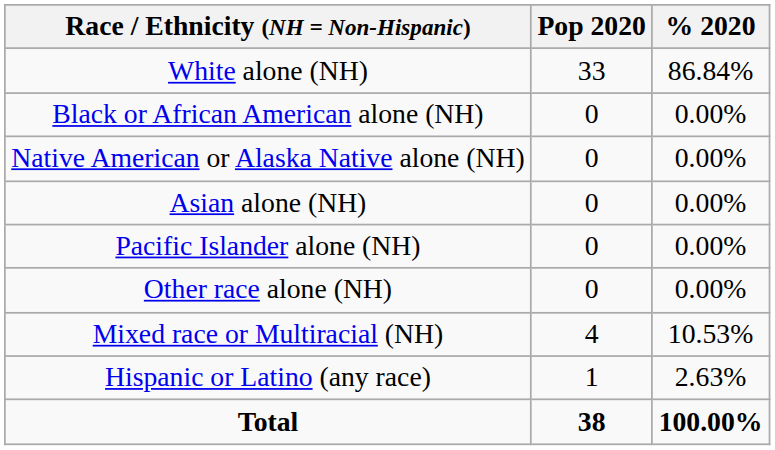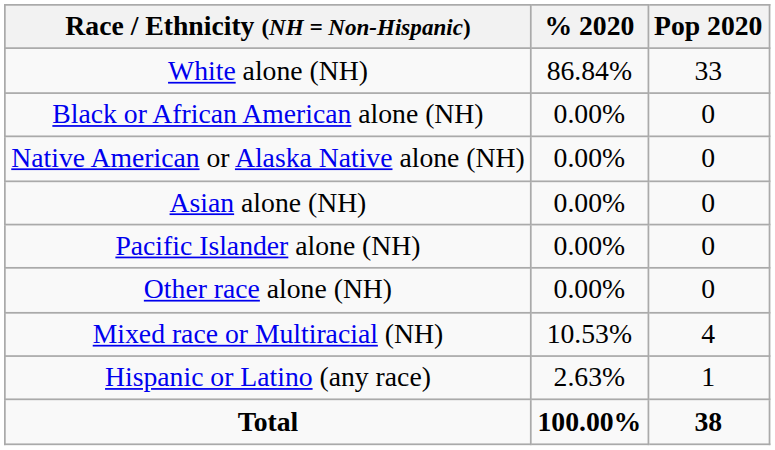columns swapped: (592, 26) <-> (711, 26)
